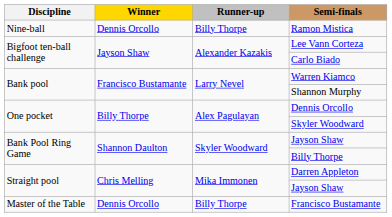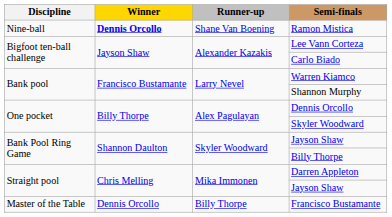(128, 28) normal -> (129, 28) bold
(221, 28) Billy Thorpe -> (235, 28) Shane Van Boening
